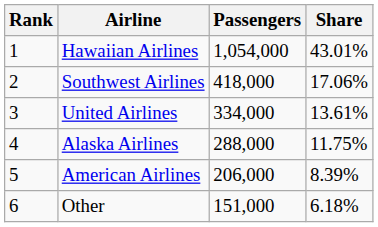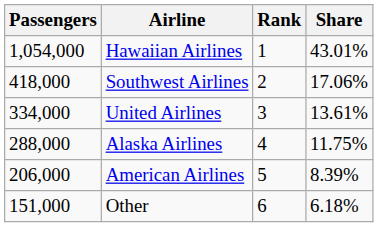columns swapped: (31, 20) <-> (257, 20)
